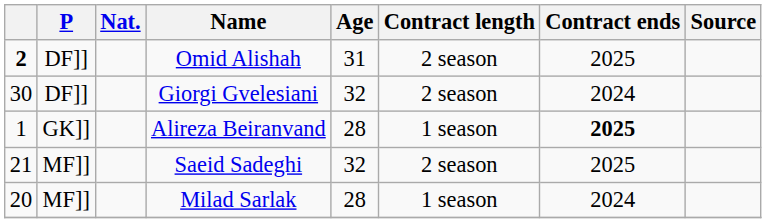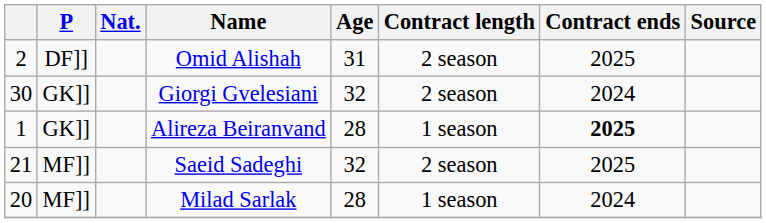(21, 57) bold -> (21, 57) normal
(66, 93) DF]] -> (66, 93) GK]]
